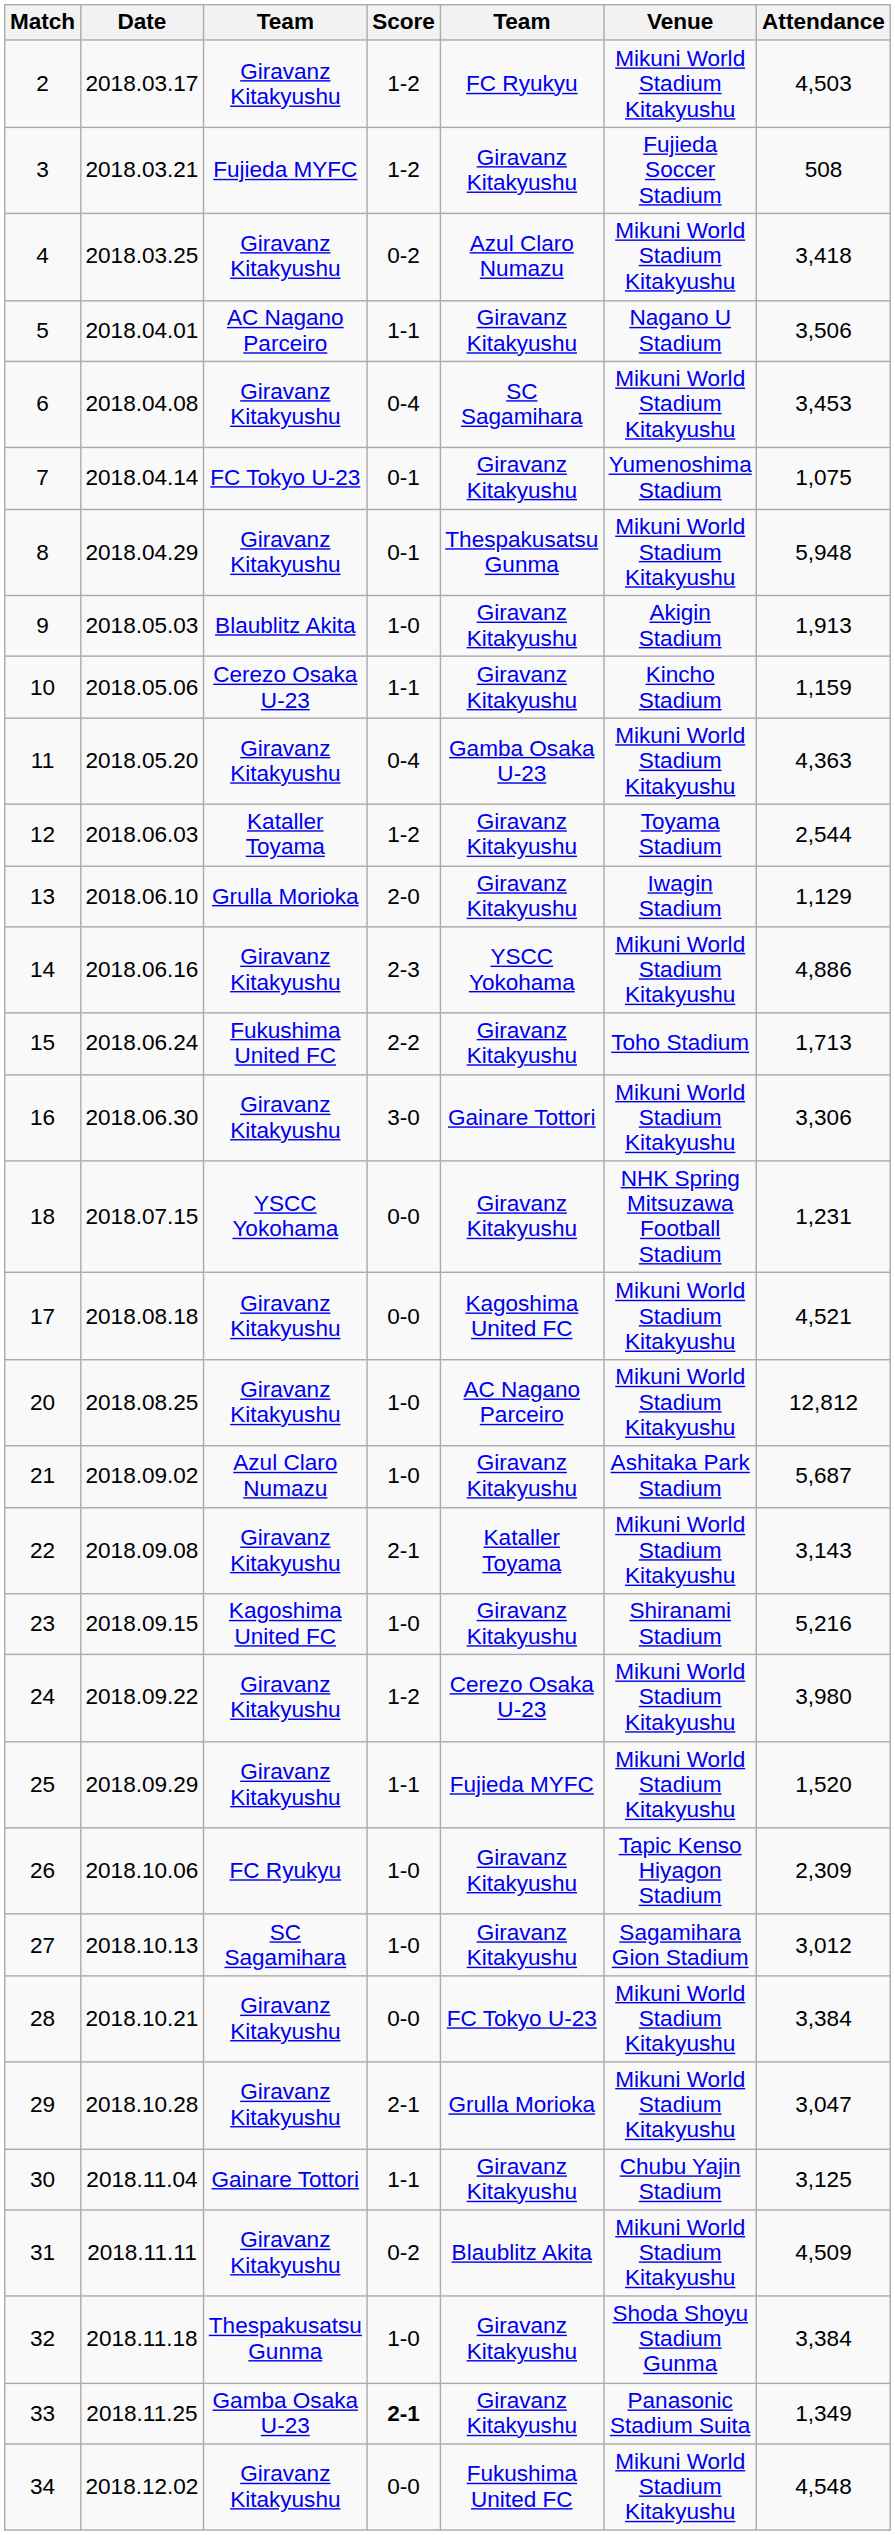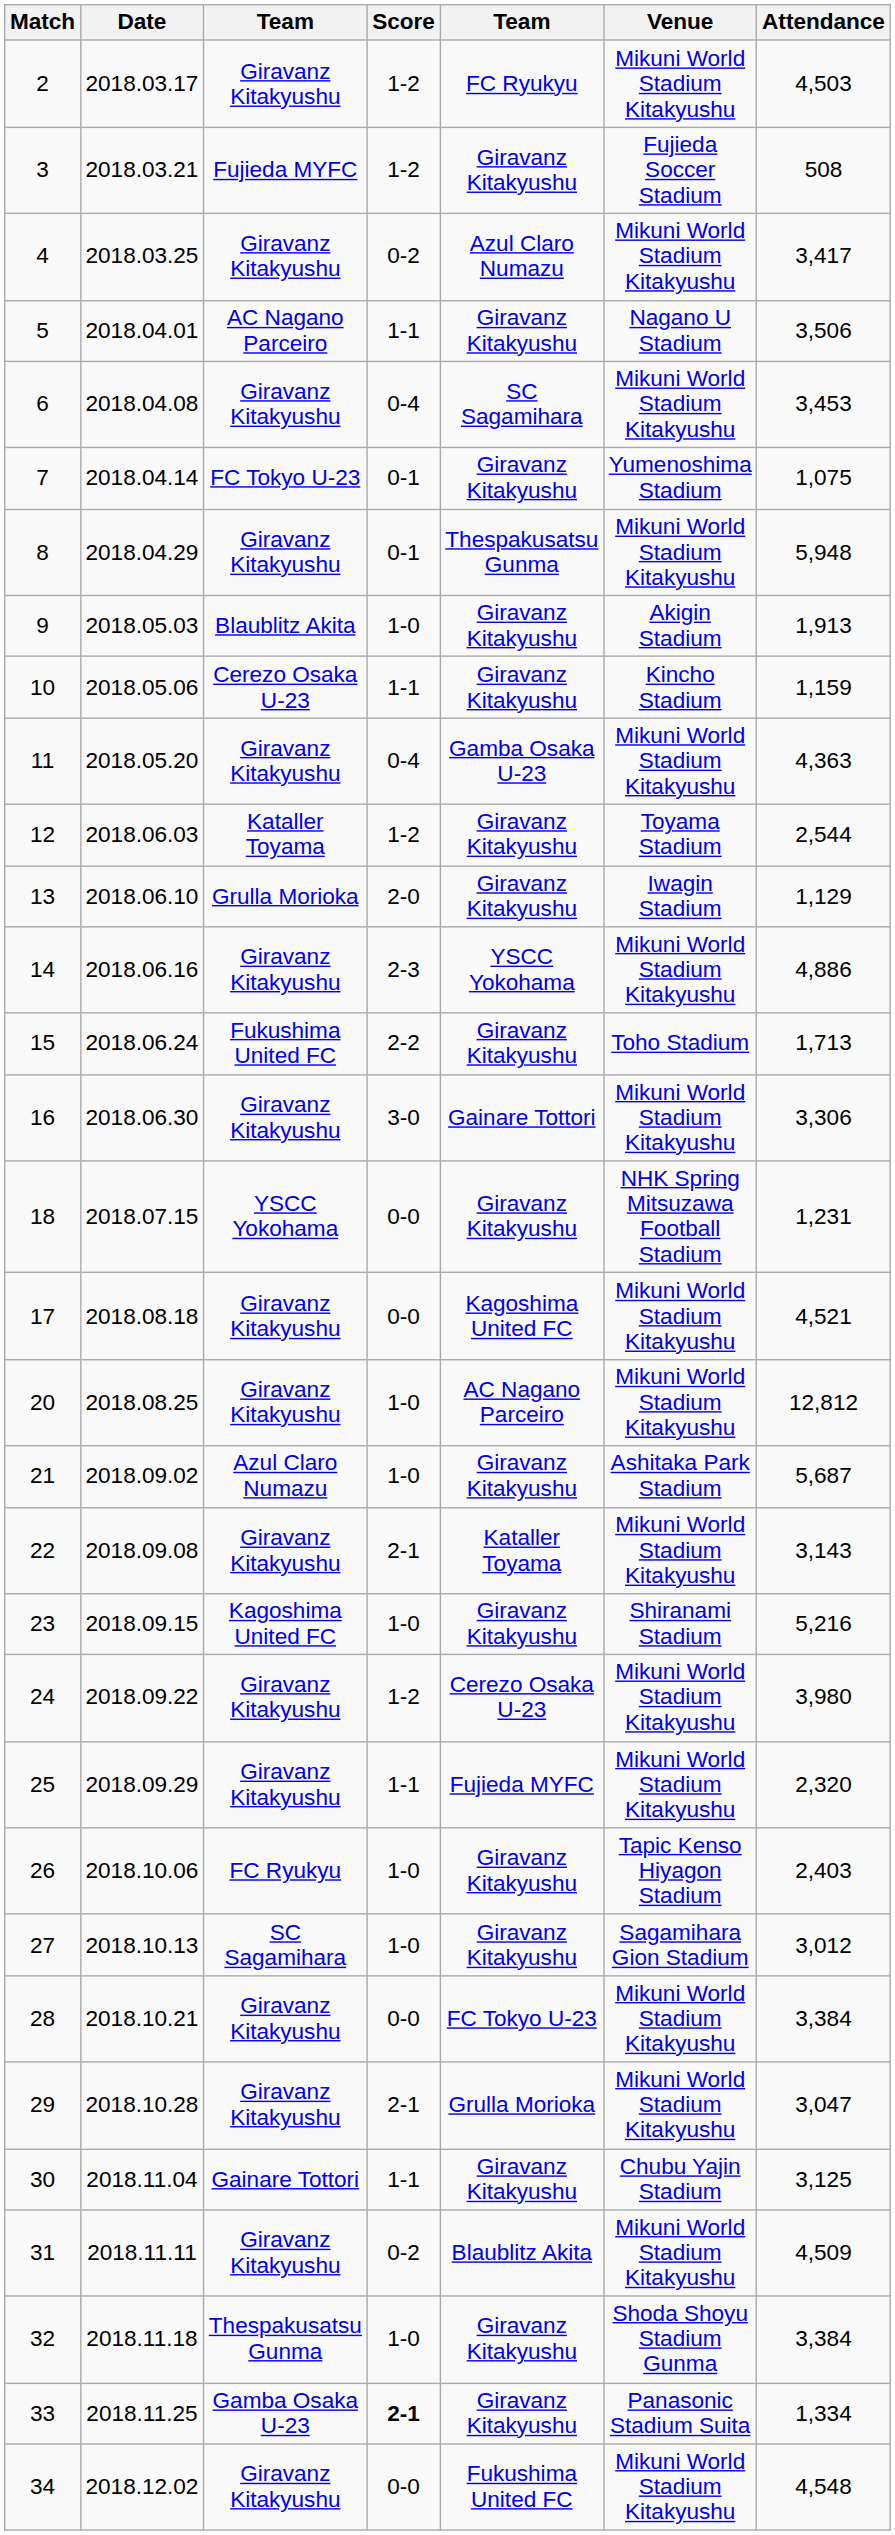(823, 256) 3,418 -> (823, 256) 3,417
(823, 1784) 1,520 -> (823, 1784) 2,320
(823, 1870) 2,309 -> (823, 1870) 2,403
(823, 2413) 1,349 -> (823, 2413) 1,334
